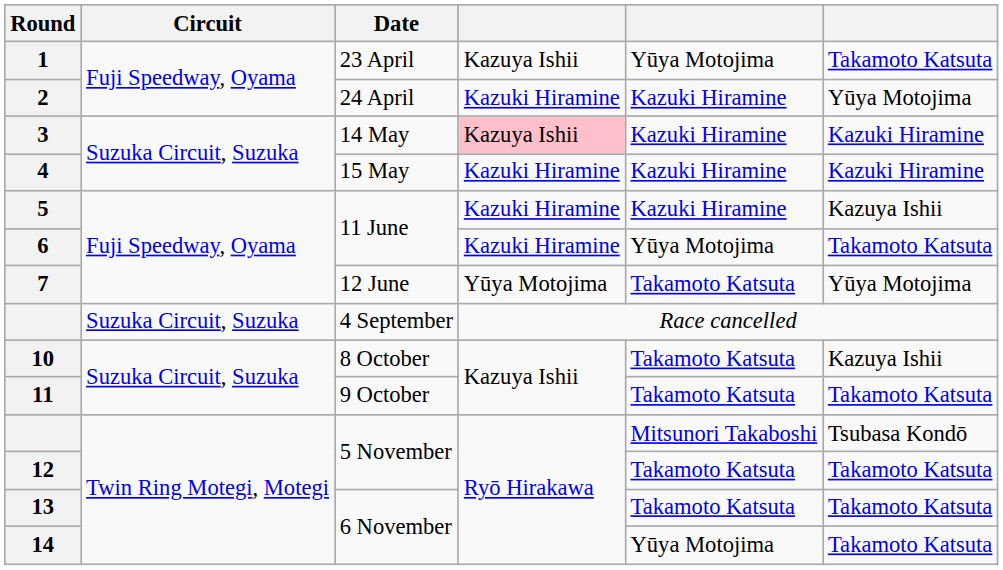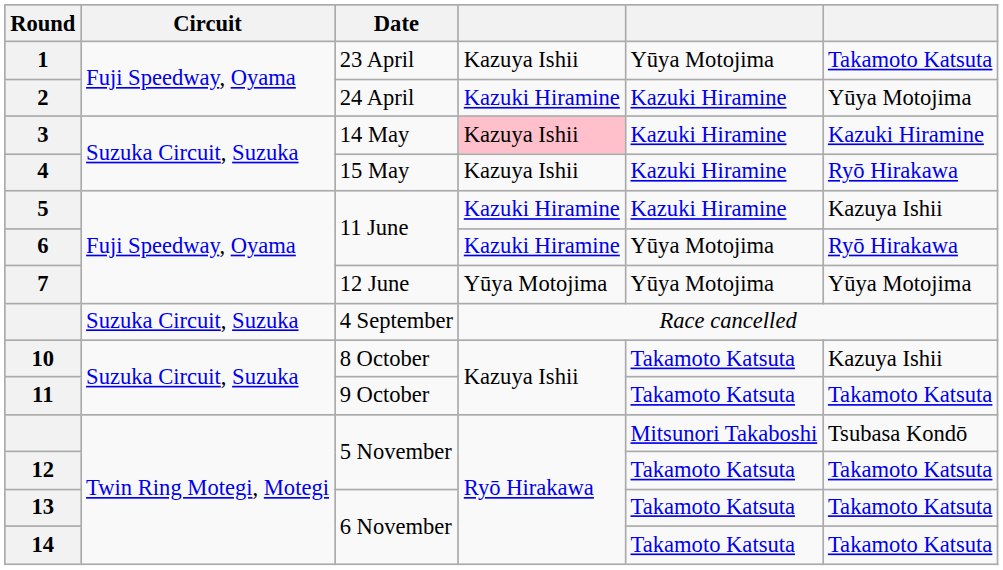(542, 171) Kazuki Hiramine -> (521, 171) Kazuya Ishii
(906, 171) Kazuki Hiramine -> (893, 171) Ryō Hirakawa
(910, 246) Takamoto Katsuta -> (893, 246) Ryō Hirakawa
(713, 283) Takamoto Katsuta -> (702, 283) Yūya Motojima
(702, 544) Yūya Motojima -> (713, 544) Takamoto Katsuta
